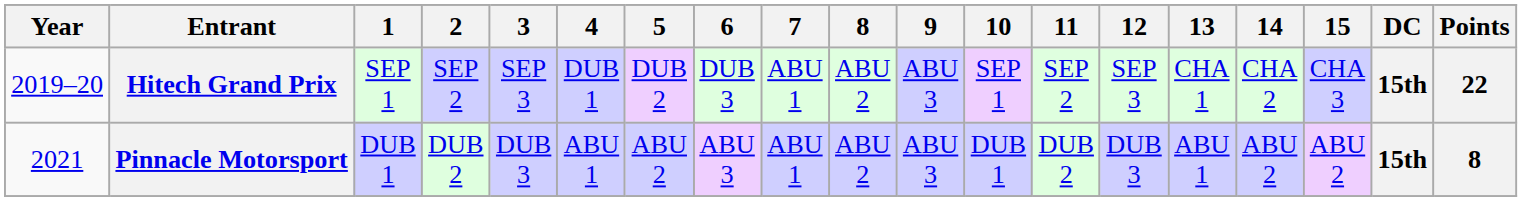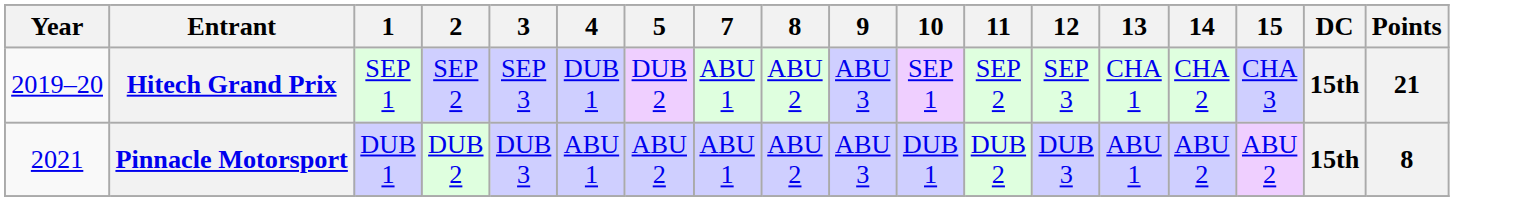- column: (727, 25)
(1475, 84) 22 -> (1407, 84) 21
